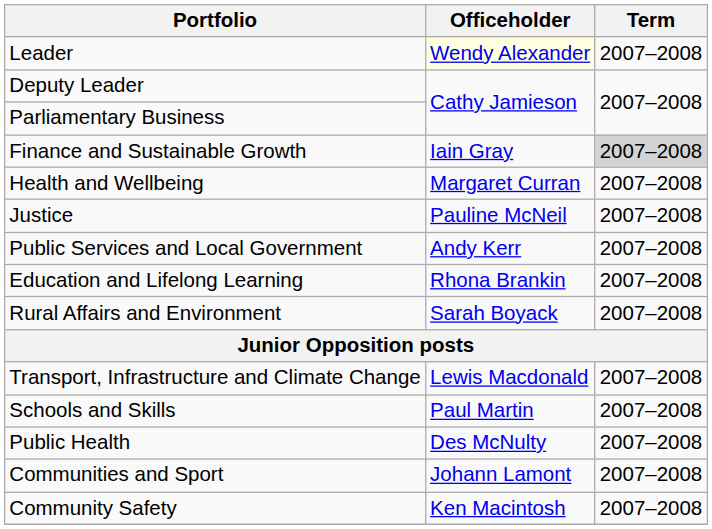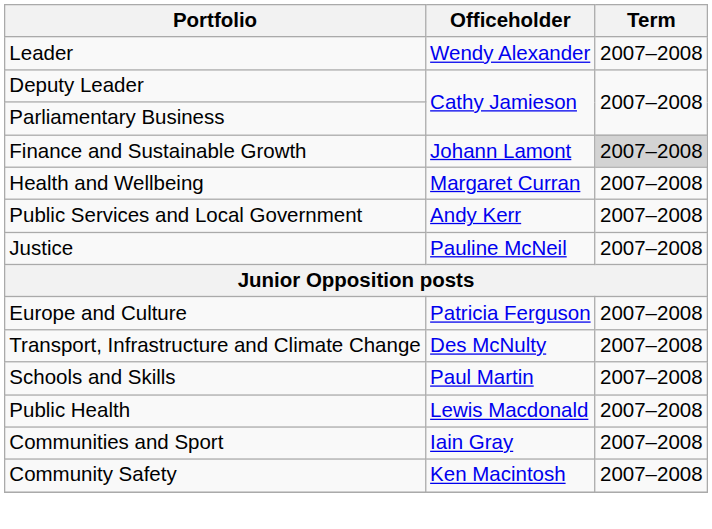(510, 53) lightyellow background -> (510, 53) no background
(472, 150) Iain Gray -> (501, 150) Johann Lamont
rows swapped: (186, 248) <-> (41, 215)
- row: (156, 280)
- row: (145, 313)
+ row: (98, 313)
(509, 378) Lewis Macdonald -> (488, 345) Des McNulty
(488, 442) Des McNulty -> (509, 410) Lewis Macdonald
(501, 475) Johann Lamont -> (472, 442) Iain Gray
